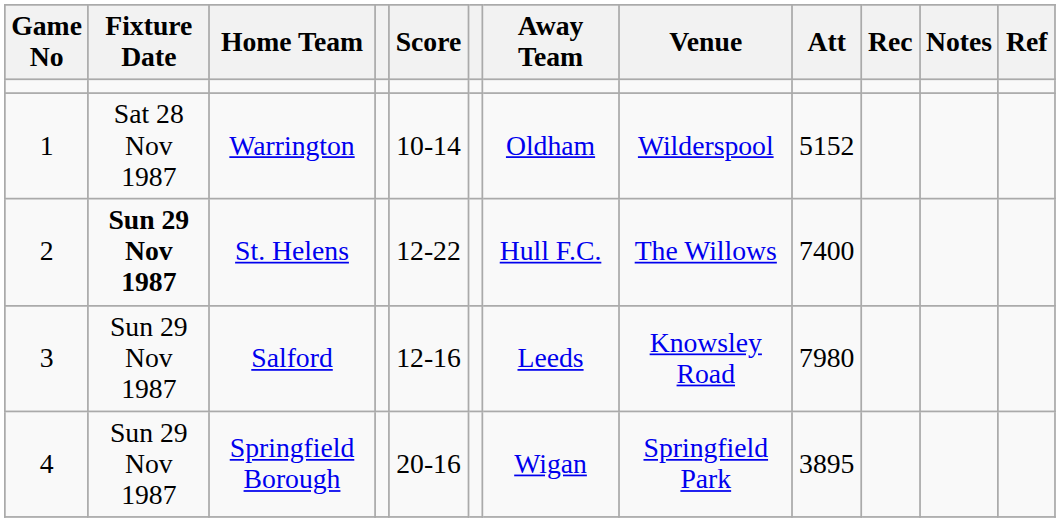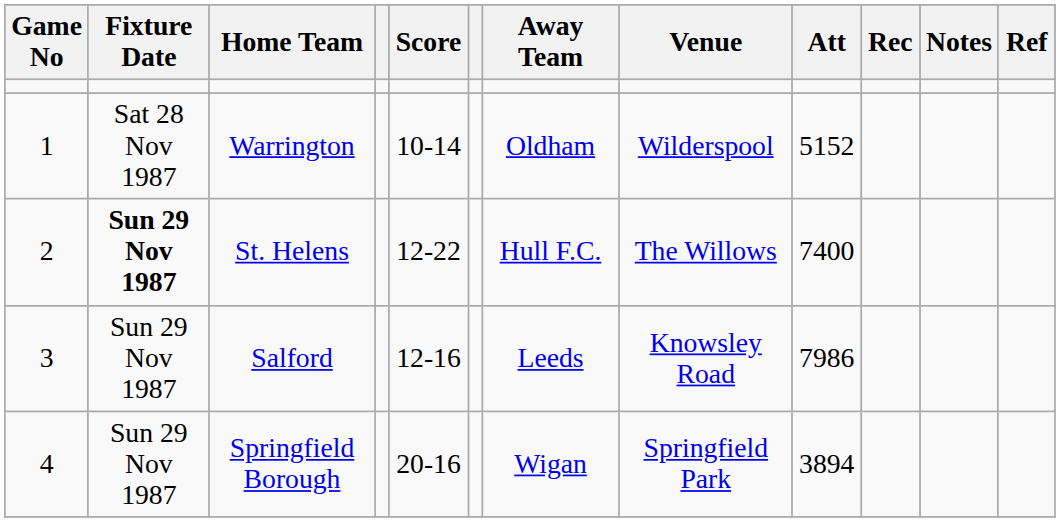(827, 357) 7980 -> (827, 357) 7986
(827, 463) 3895 -> (827, 463) 3894
